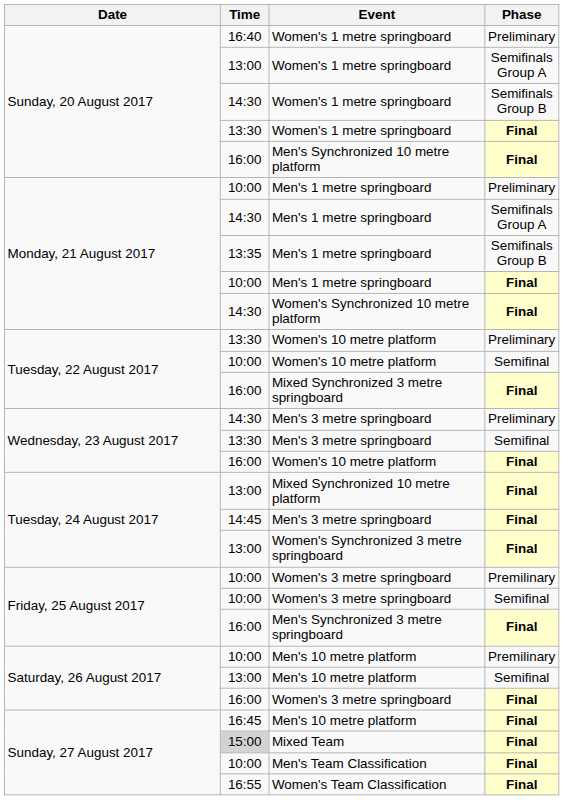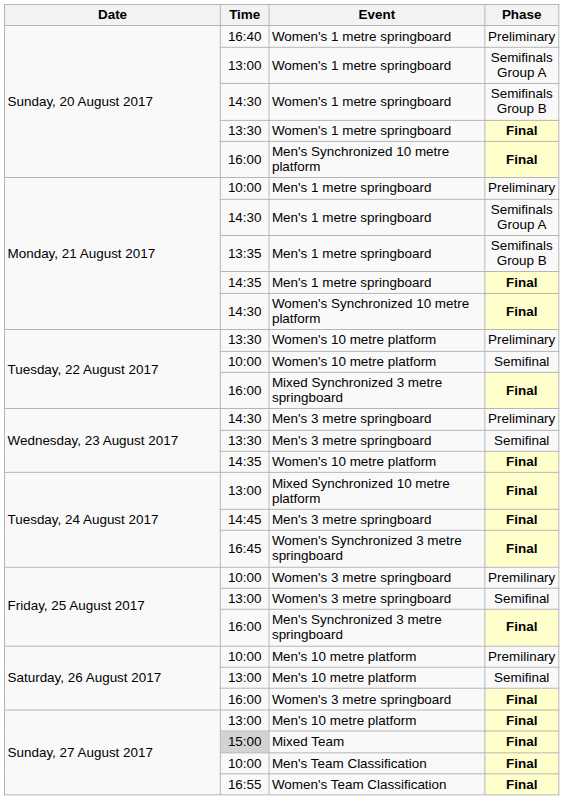(245, 282) 10:00 -> (245, 282) 14:35
(245, 462) 16:00 -> (245, 462) 14:35
(245, 548) 13:00 -> (245, 548) 16:45
(245, 598) 10:00 -> (245, 598) 13:00
(245, 720) 16:45 -> (245, 720) 13:00
